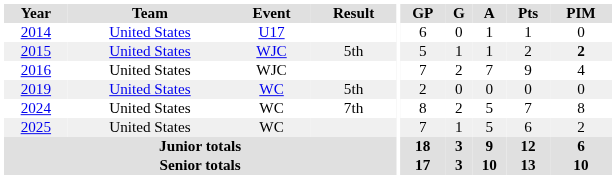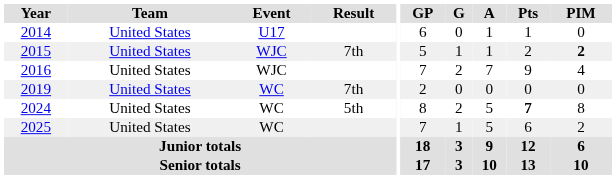(354, 51) 5th -> (354, 51) 7th
(354, 89) 5th -> (354, 89) 7th
(354, 108) 7th -> (354, 108) 5th
(528, 108) normal -> (528, 108) bold
